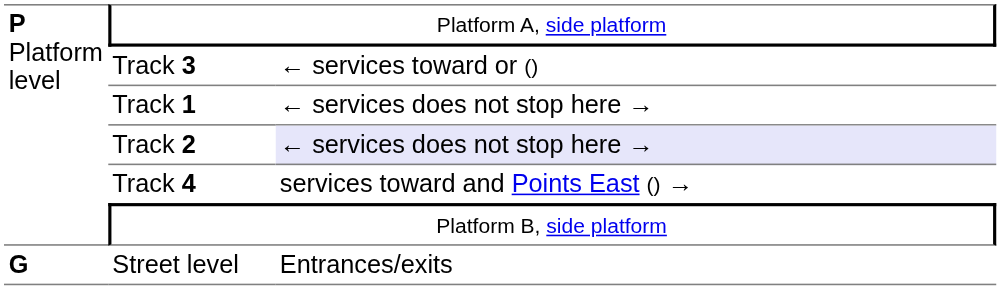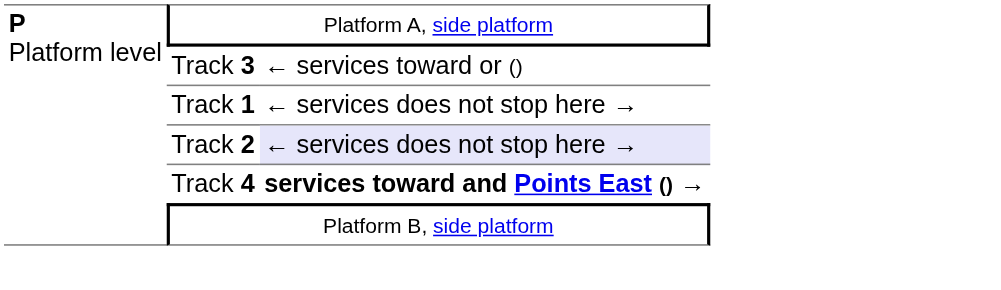(486, 183) normal -> (485, 183) bold
- row: (176, 264)
